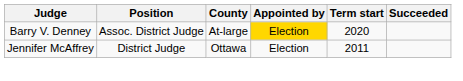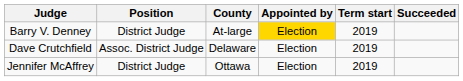(151, 31) Assoc. District Judge -> (151, 31) District Judge
(357, 31) 2020 -> (365, 31) 2019
+ row: (50, 48)
(357, 48) 2011 -> (365, 66) 2019
